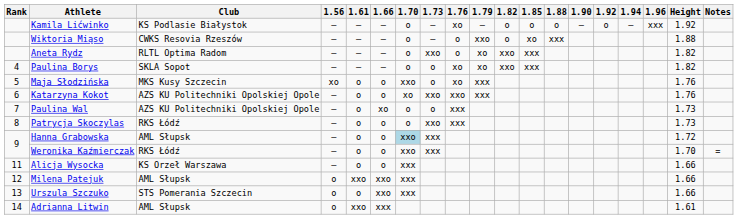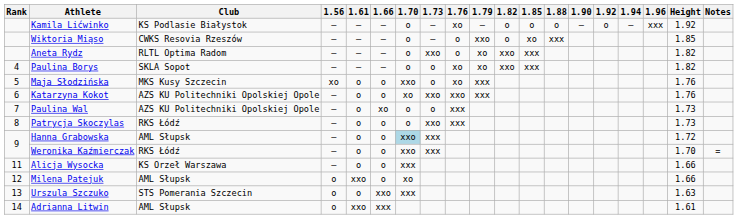(685, 39) 1.88 -> (685, 39) 1.85
(383, 179) xxo -> (383, 179) o
(408, 179) xxx -> (408, 179) xo
(685, 193) 1.66 -> (685, 193) 1.63
